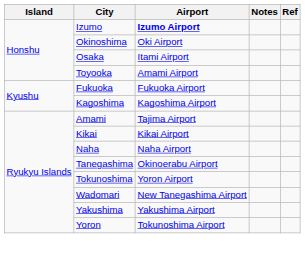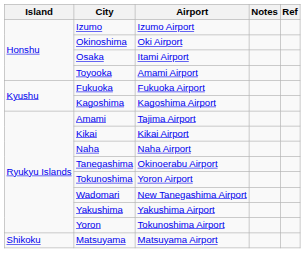(169, 27) bold -> (166, 27) normal
+ row: (101, 240)
